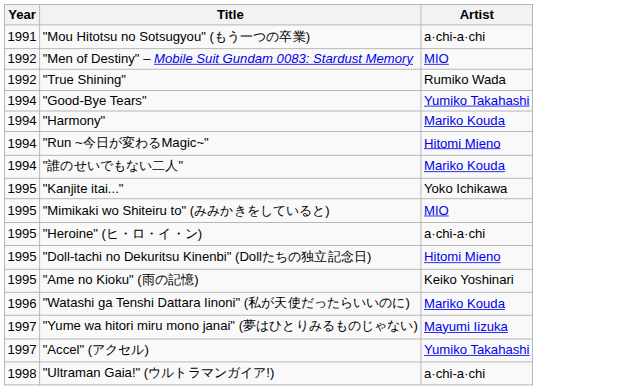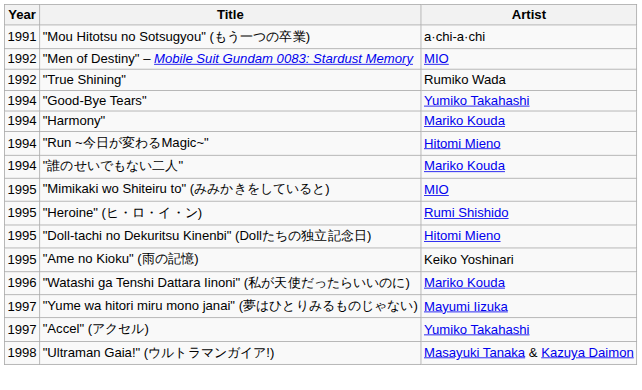- row: (83, 188)
(455, 234) a·chi-a·chi -> (466, 213) Rumi Shishido
(455, 373) a·chi-a·chi -> (529, 352) Masayuki Tanaka & Kazuya Daimon
